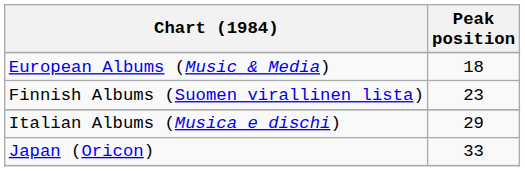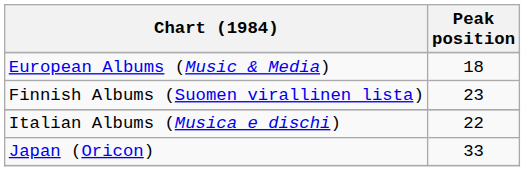(474, 123) 29 -> (474, 123) 22
